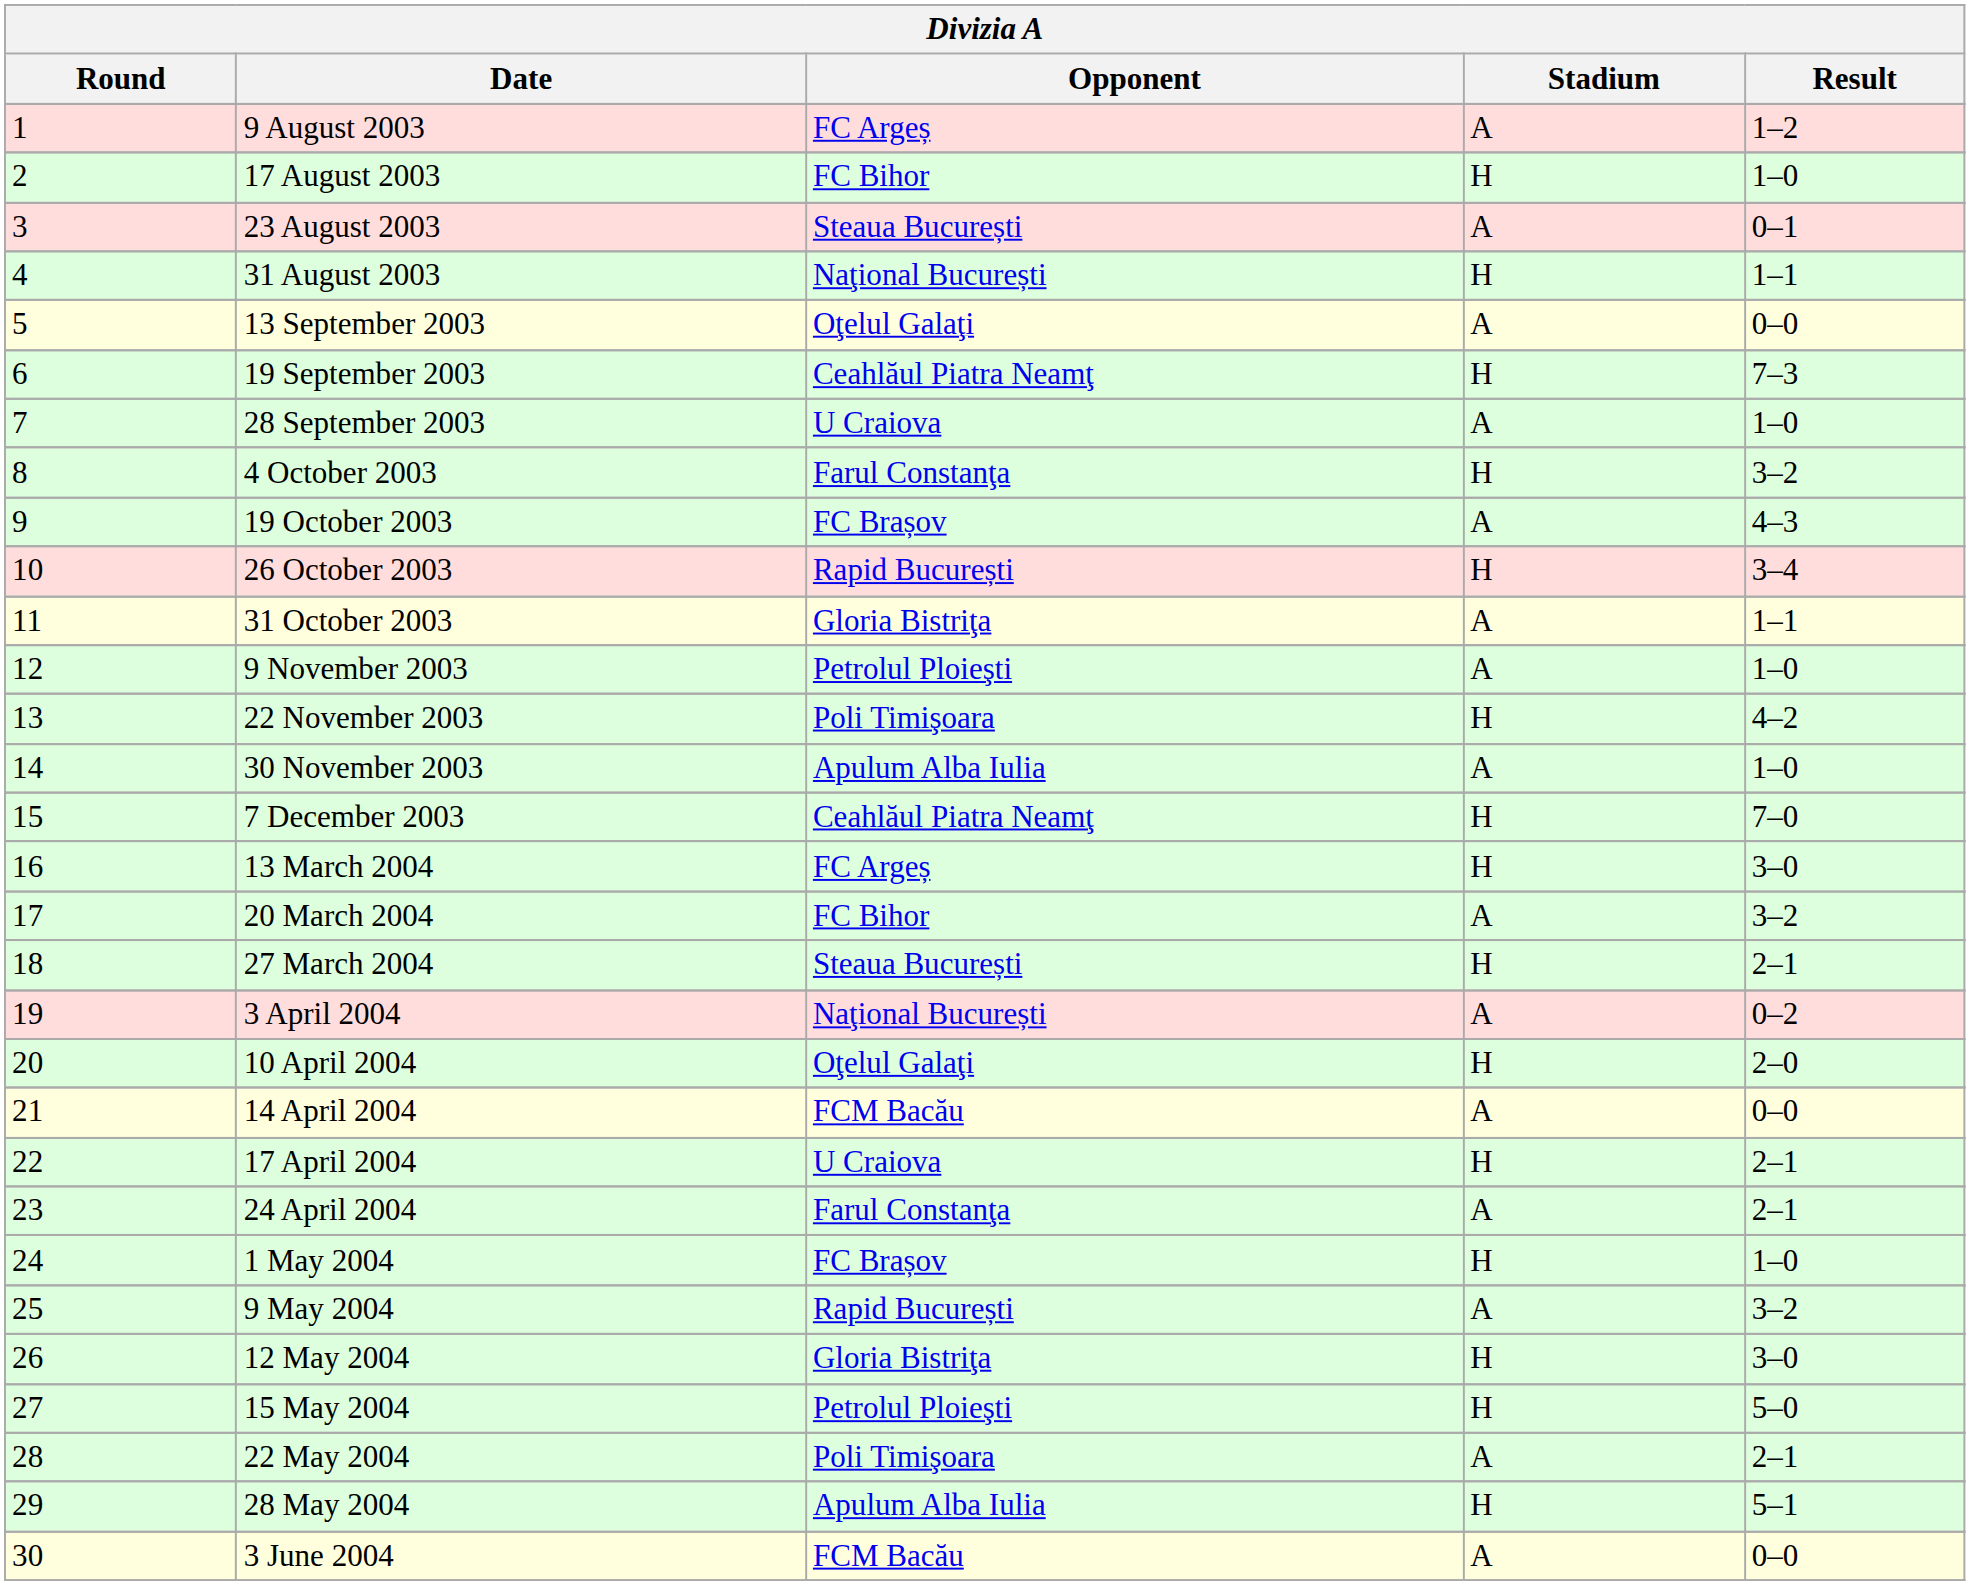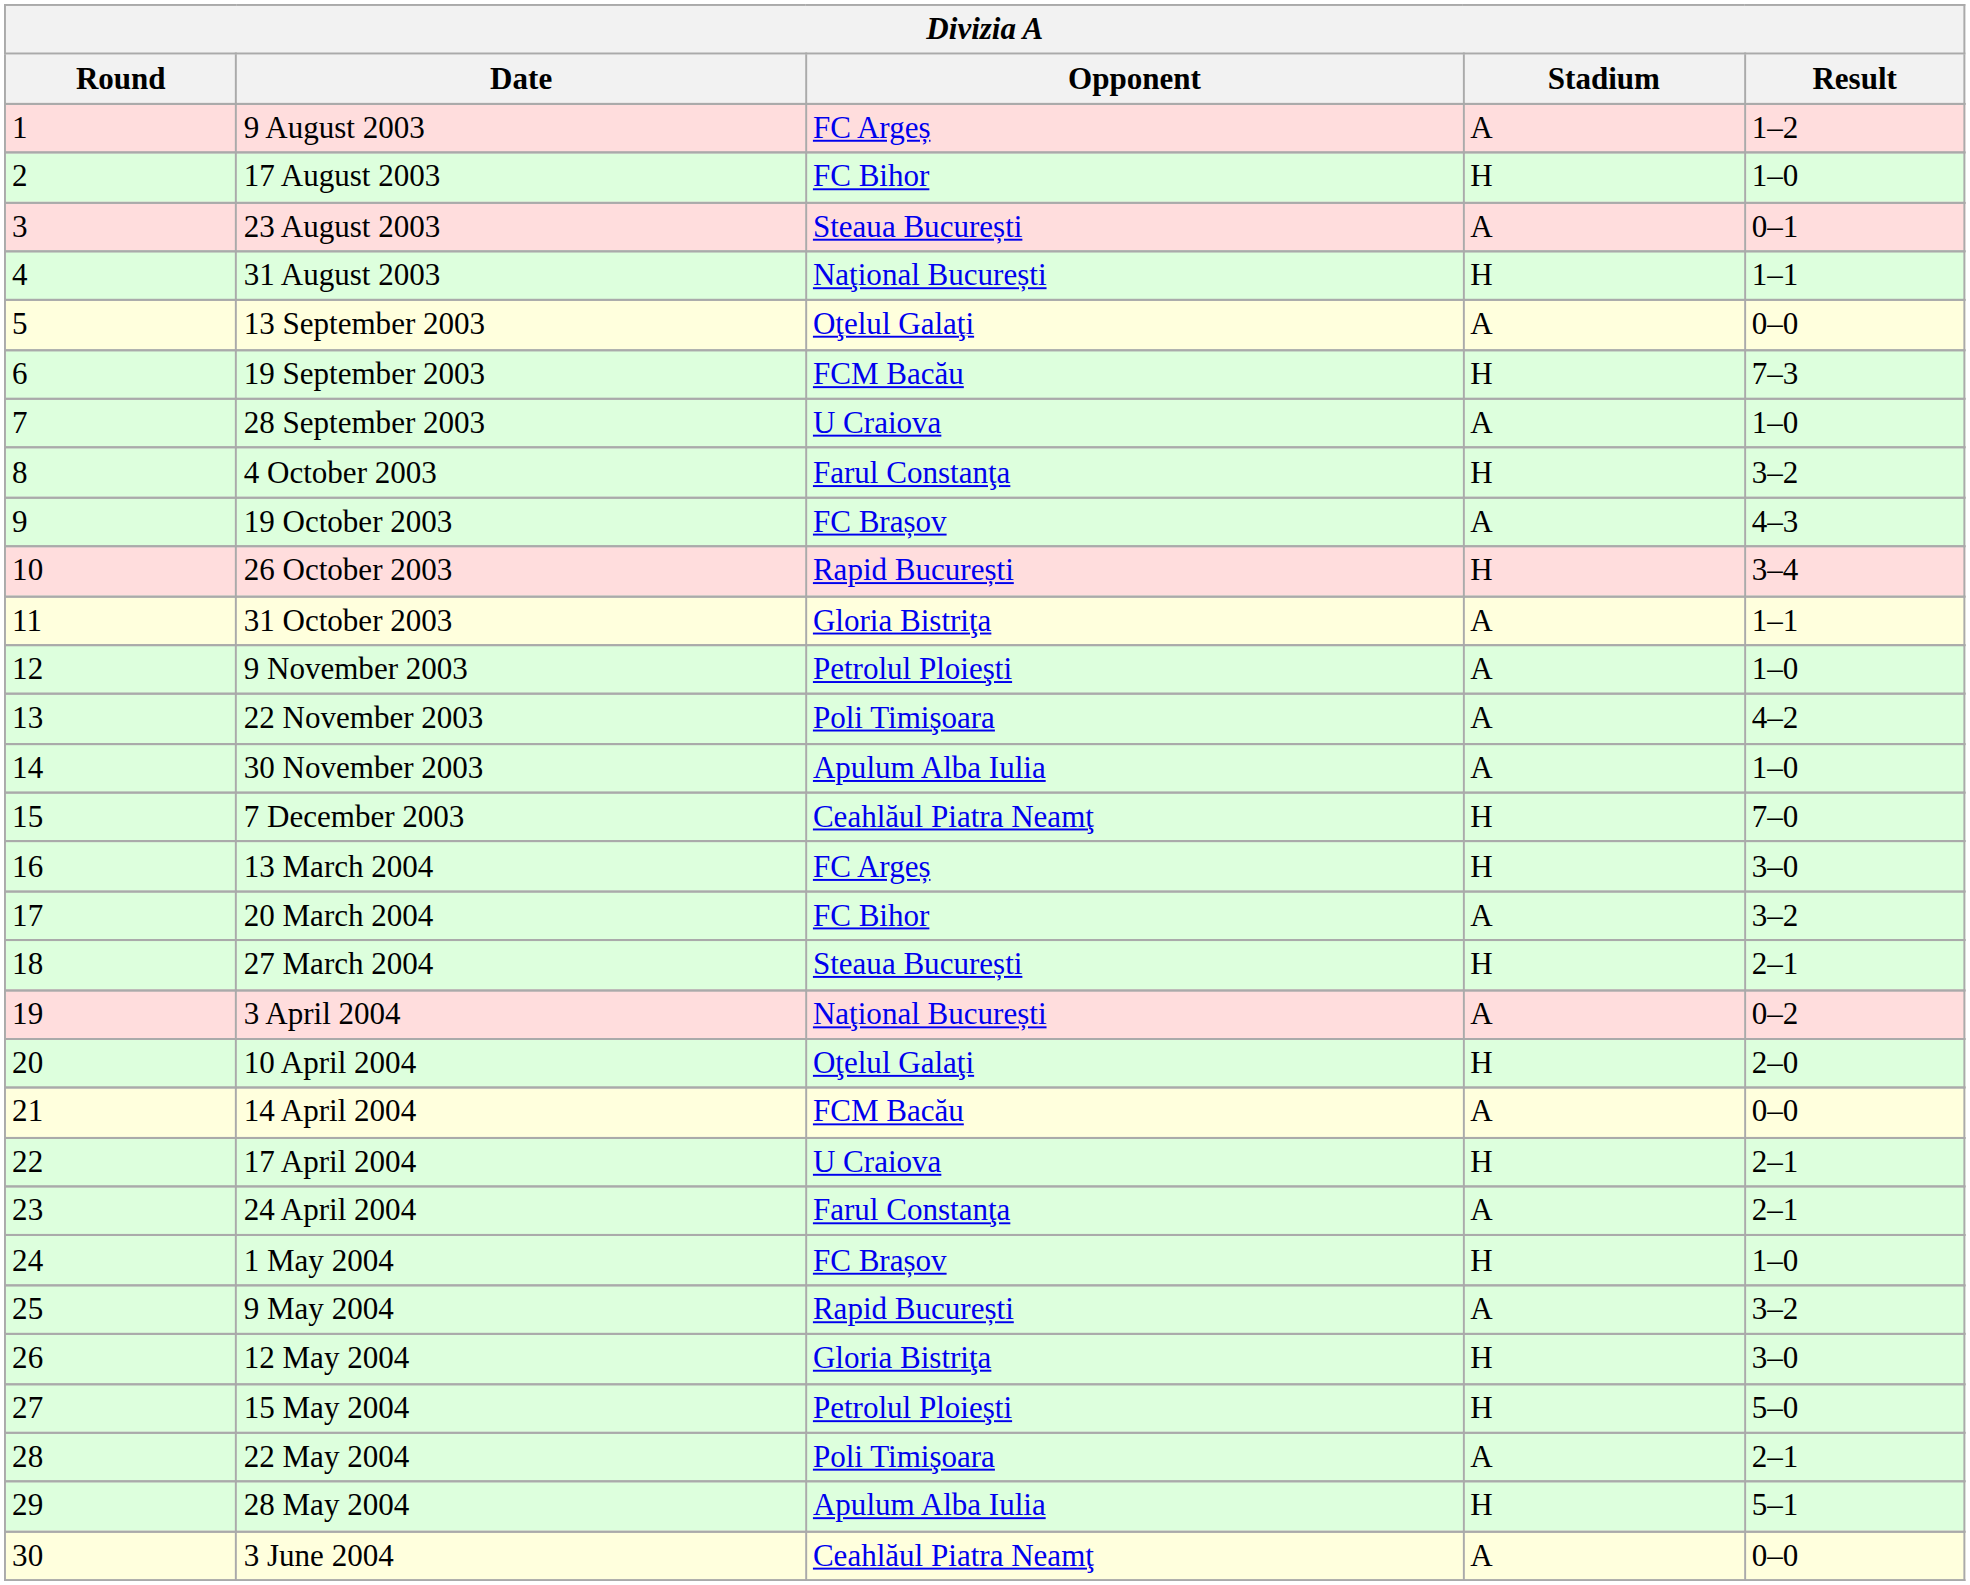(953, 373) Ceahlăul Piatra Neamţ -> (888, 373) FCM Bacău
(1482, 718) H -> (1482, 718) A
(888, 1555) FCM Bacău -> (953, 1555) Ceahlăul Piatra Neamţ
